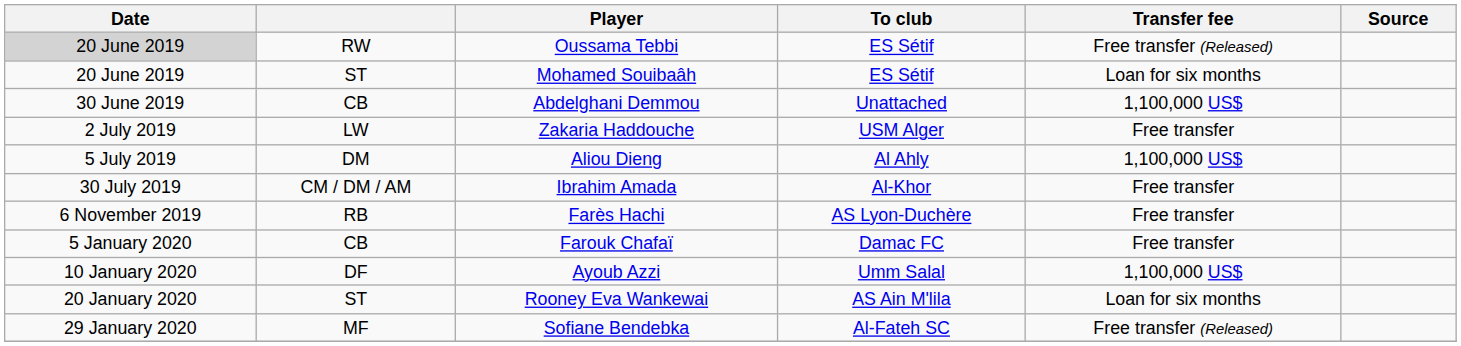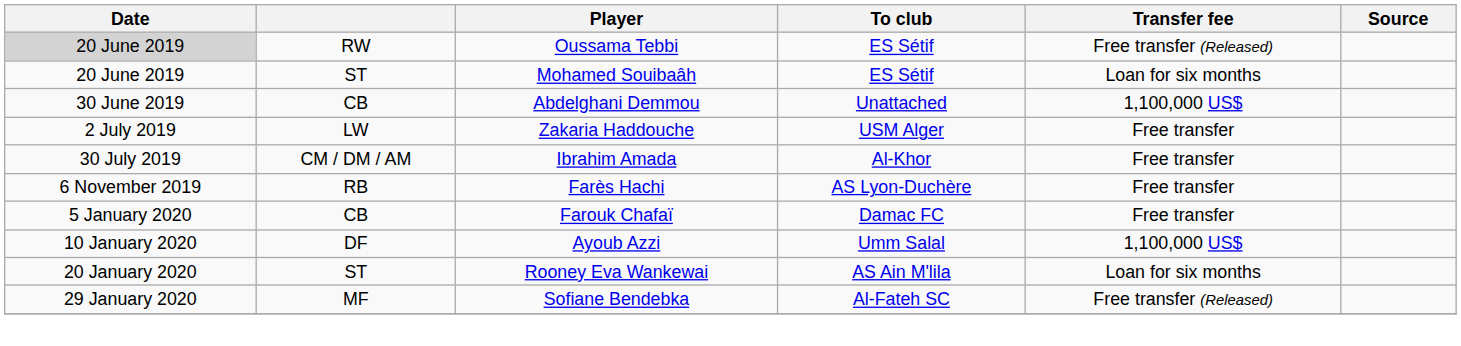- row: (616, 159)
